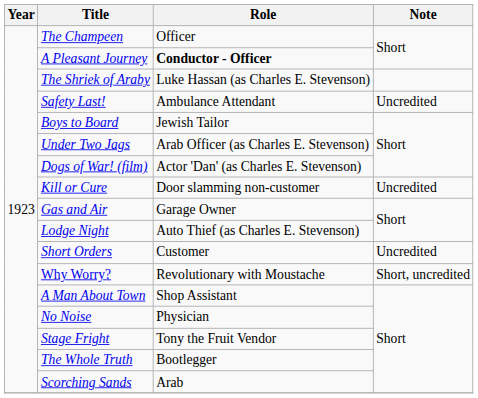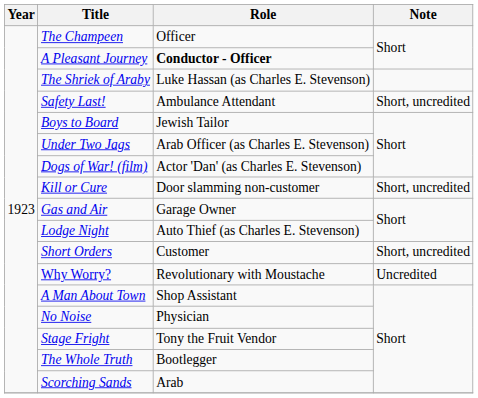(406, 101) Uncredited -> (423, 101) Short, uncredited
(406, 187) Uncredited -> (423, 187) Short, uncredited
(406, 252) Uncredited -> (423, 252) Short, uncredited
(423, 274) Short, uncredited -> (406, 274) Uncredited
